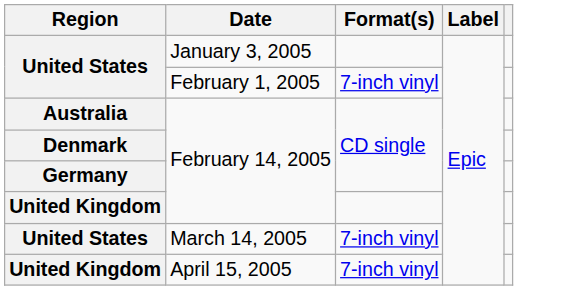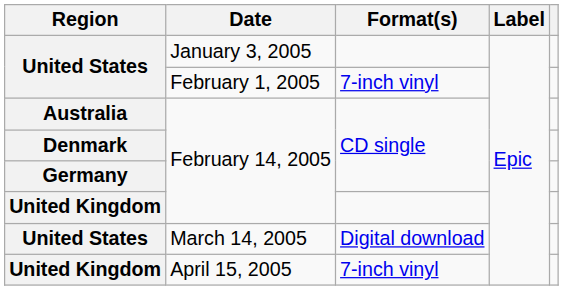(389, 238) 7-inch vinyl -> (412, 238) Digital download
